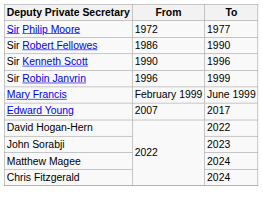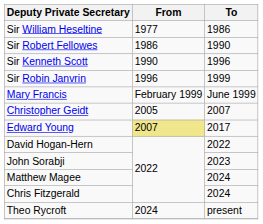- row: (43, 29)
+ row: (54, 29)
+ row: (47, 111)
(146, 111) no background -> (146, 128) khaki background
+ row: (36, 210)
